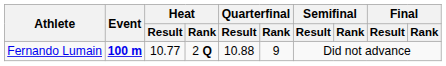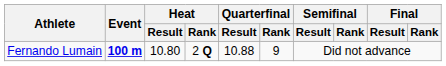(165, 52) 10.77 -> (165, 52) 10.80
